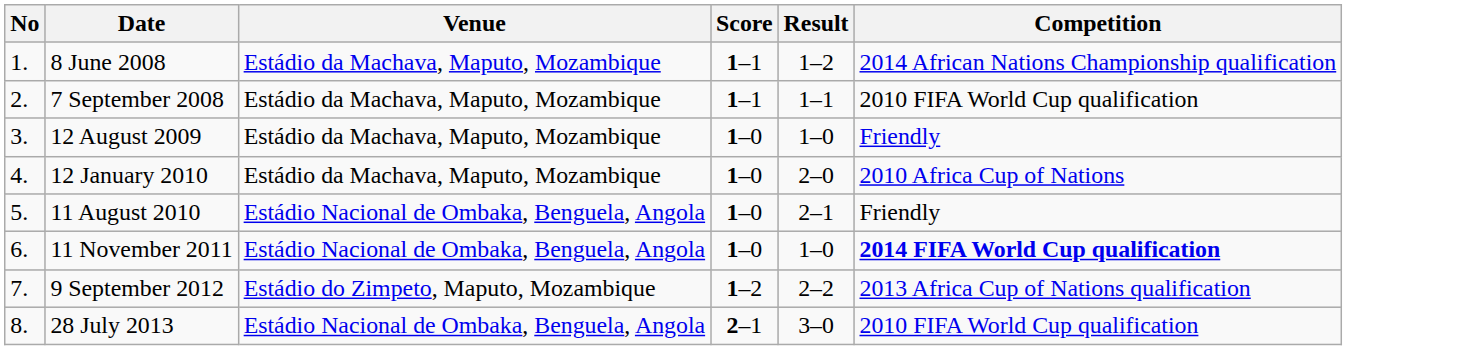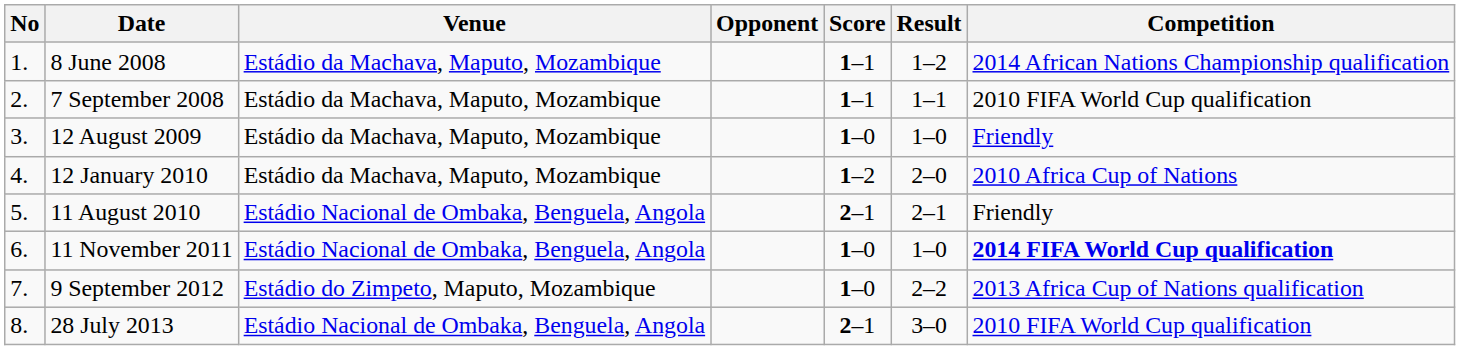+ column: (767, 23)
(744, 174) 1–0 -> (857, 174) 1–2
(744, 212) 1–0 -> (857, 212) 2–1
(744, 288) 1–2 -> (857, 288) 1–0
